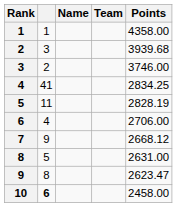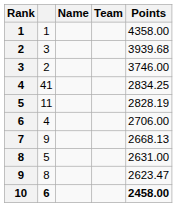(149, 139) 2668.12 -> (149, 139) 2668.13
(149, 193) normal -> (149, 193) bold
